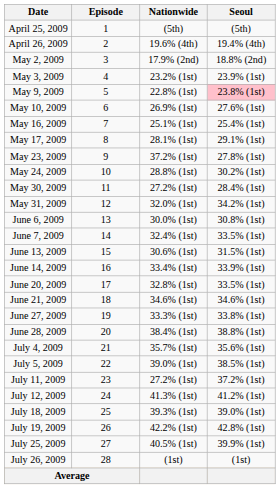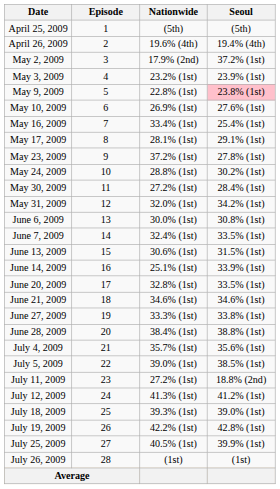(241, 60) 18.8% (2nd) -> (241, 60) 37.2% (1st)
(173, 124) 25.1% (1st) -> (173, 124) 33.4% (1st)
(173, 268) 33.4% (1st) -> (173, 268) 25.1% (1st)
(241, 380) 37.2% (1st) -> (241, 380) 18.8% (2nd)
